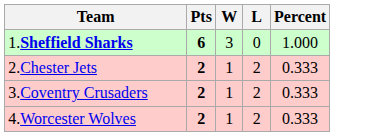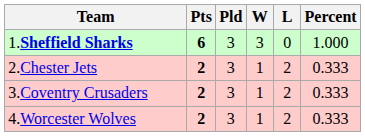+ column: (231, 17)
